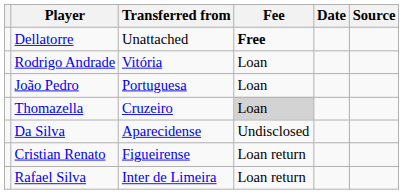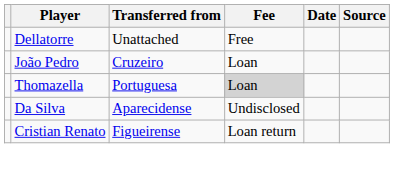(251, 39) bold -> (241, 39) normal
- row: (65, 62)
(154, 85) Portuguesa -> (138, 62) Cruzeiro
(147, 108) Cruzeiro -> (145, 85) Portuguesa
- row: (50, 177)
